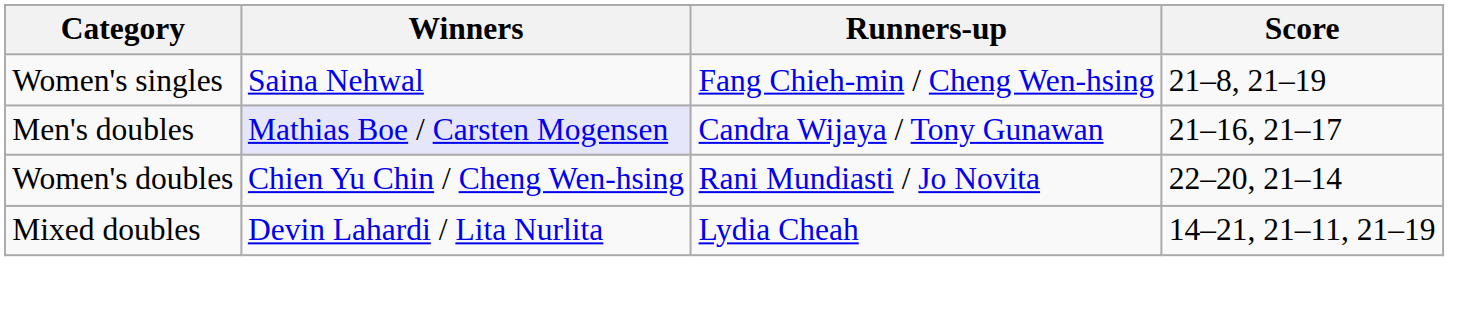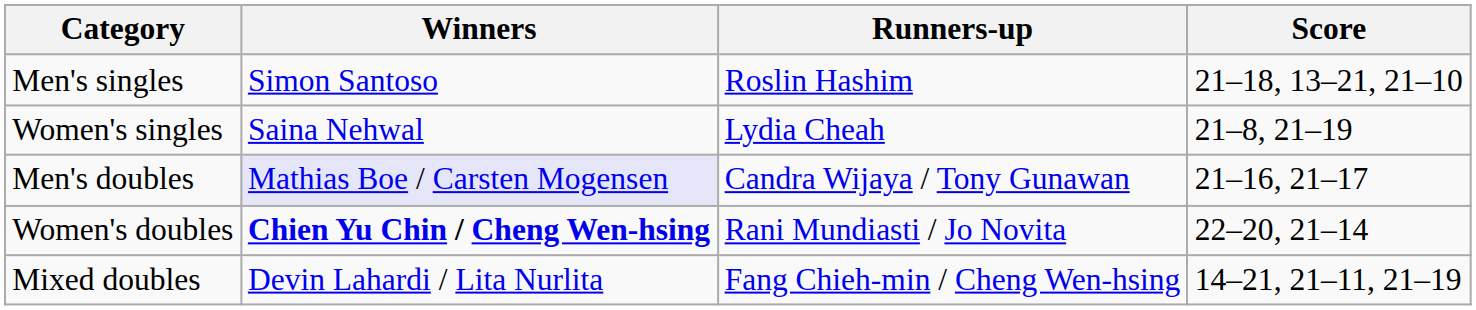+ row: (98, 79)
(926, 79) Fang Chieh-min / Cheng Wen-hsing -> (805, 129) Lydia Cheah
(466, 179) normal -> (479, 229) bold
(779, 229) Lydia Cheah -> (952, 279) Fang Chieh-min / Cheng Wen-hsing
